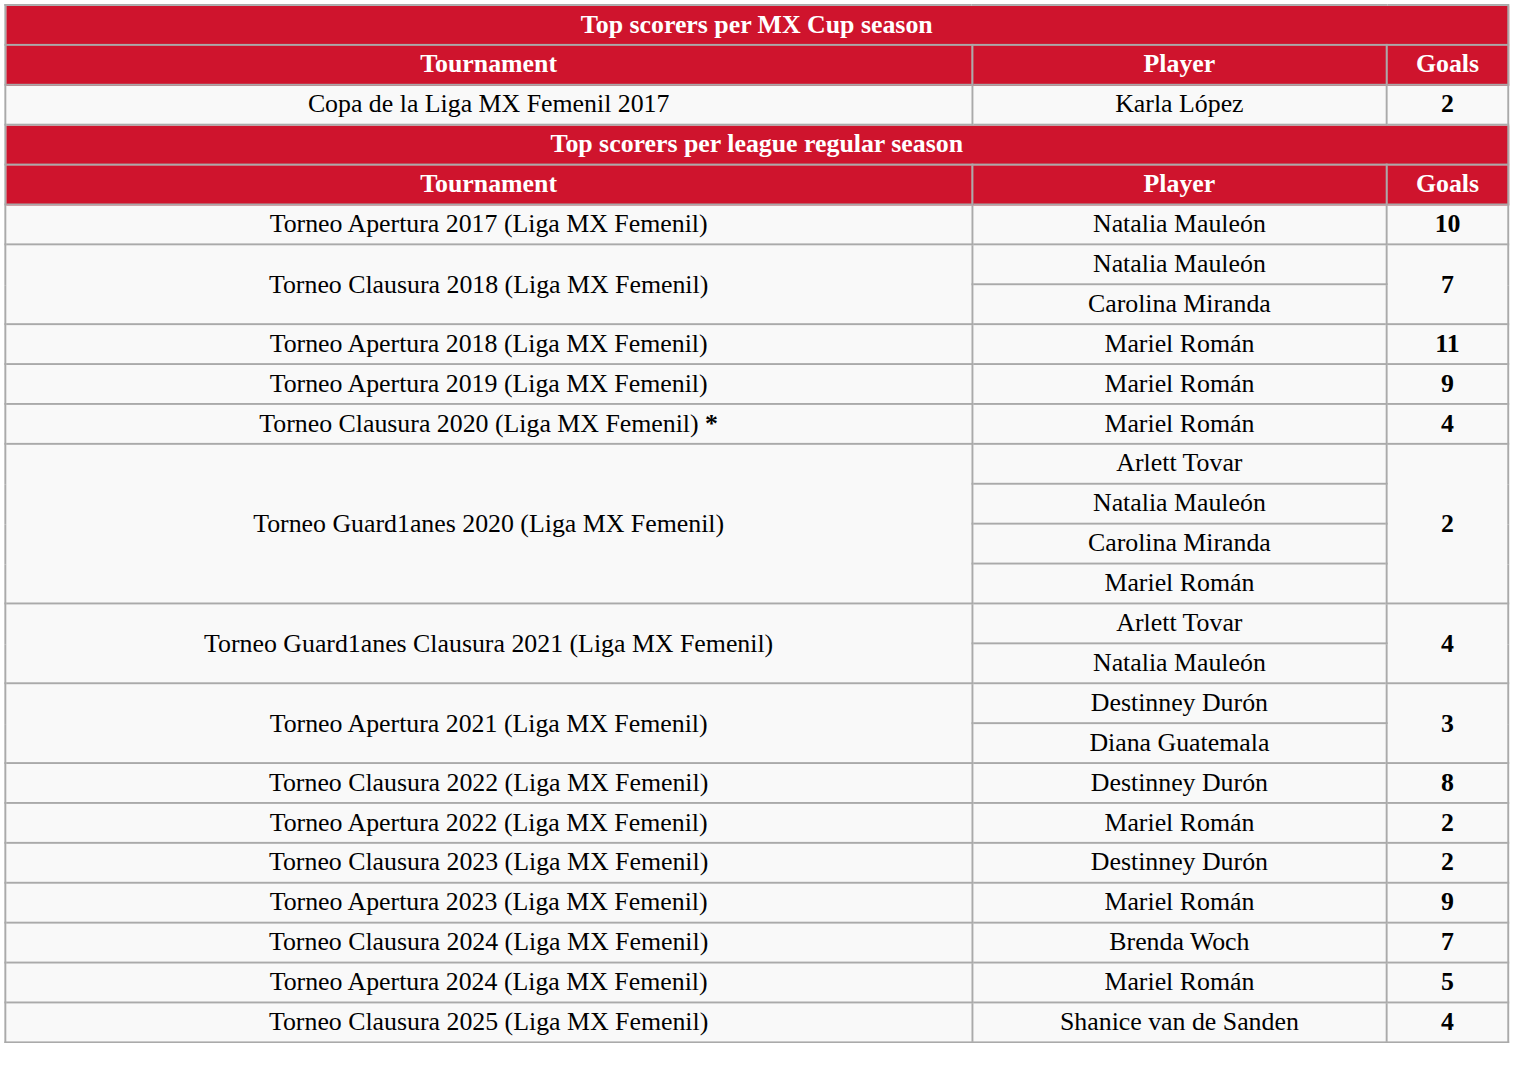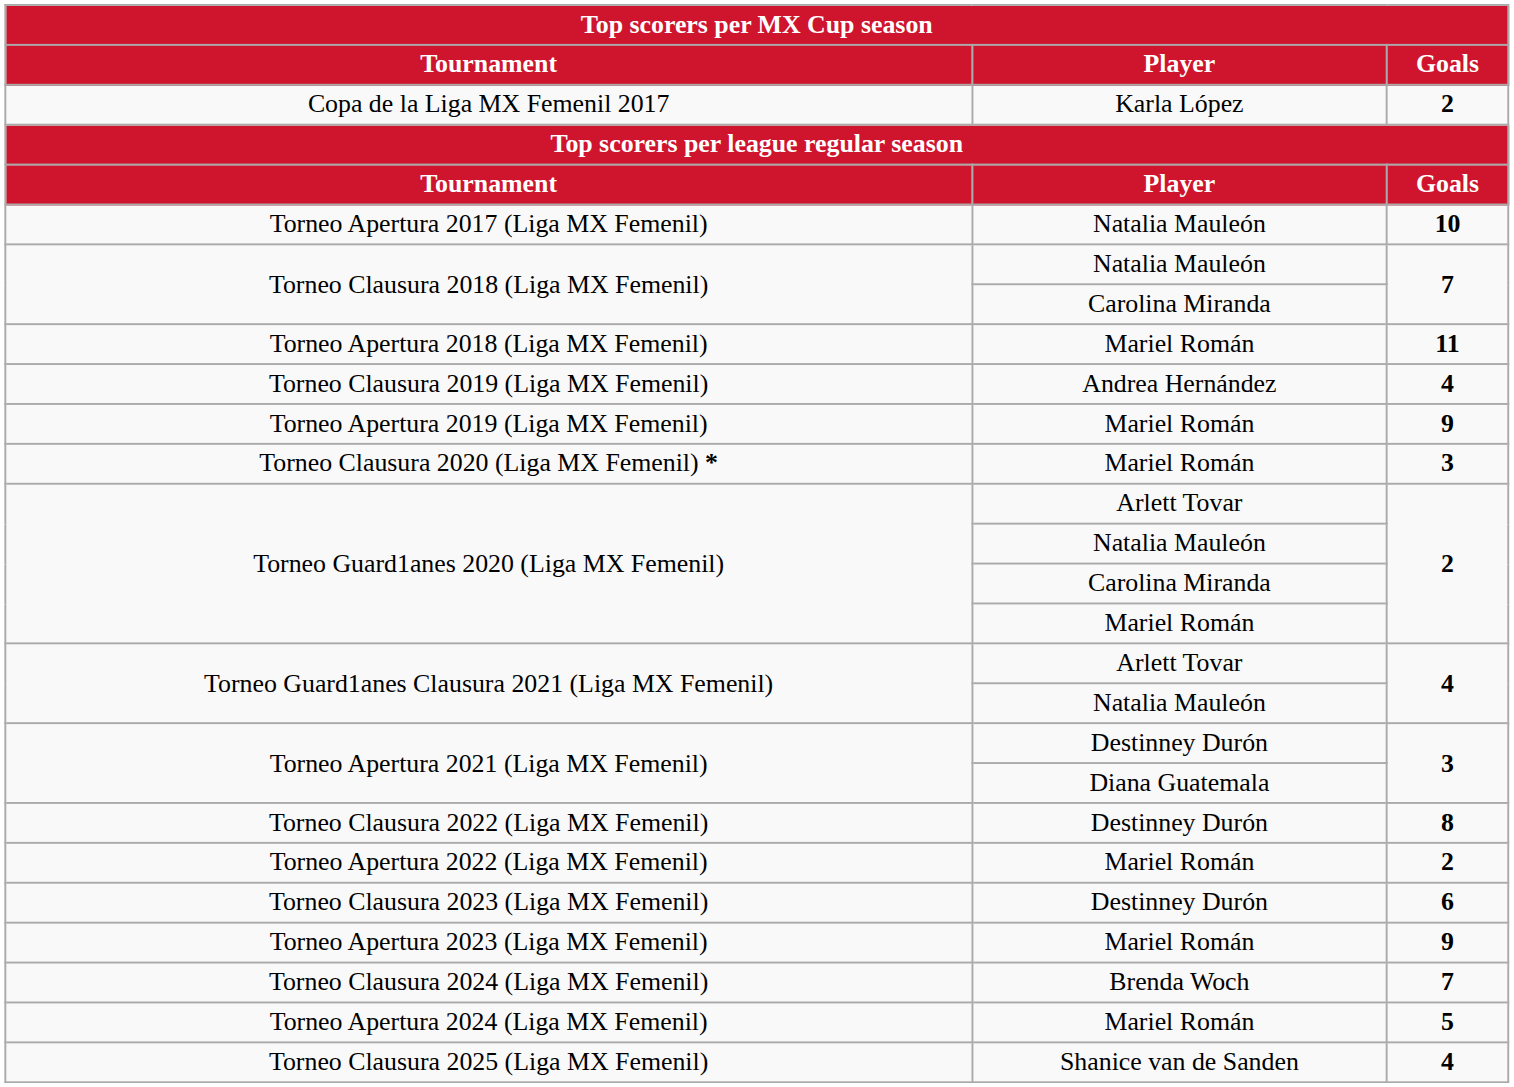+ row: (489, 383)
(1448, 423) 4 -> (1448, 463) 3
(1448, 862) 2 -> (1448, 902) 6
